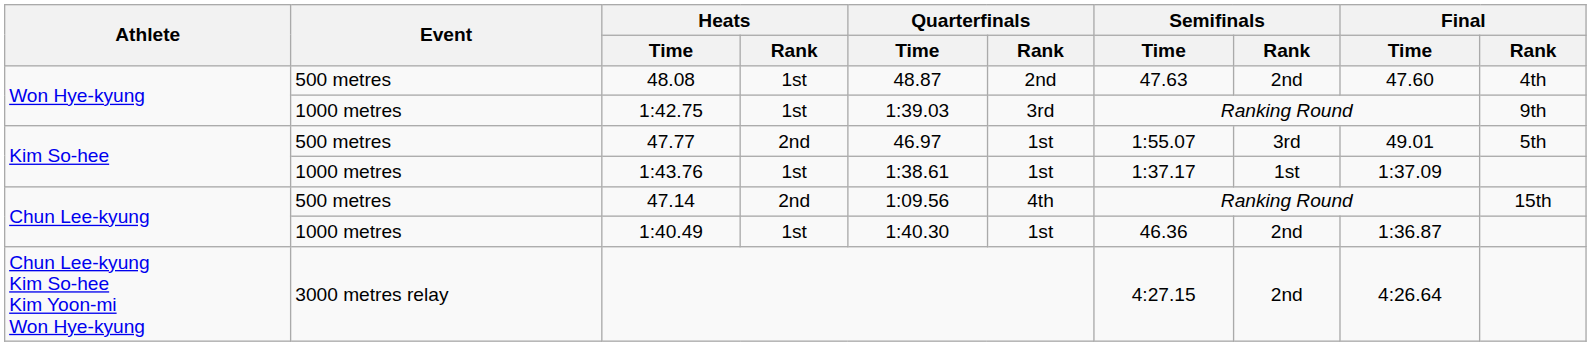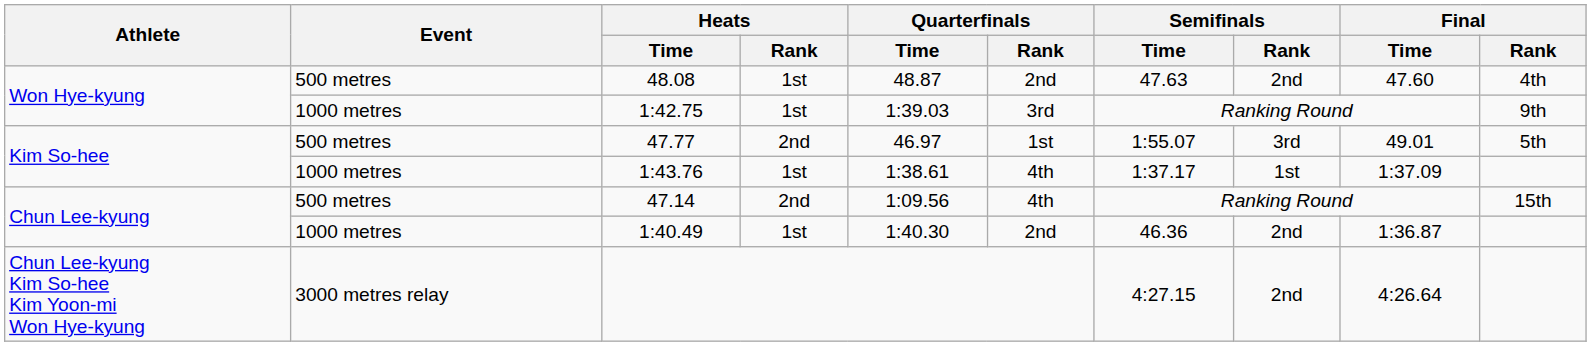(1040, 171) 1st -> (1040, 171) 4th
(1040, 232) 1st -> (1040, 232) 2nd
